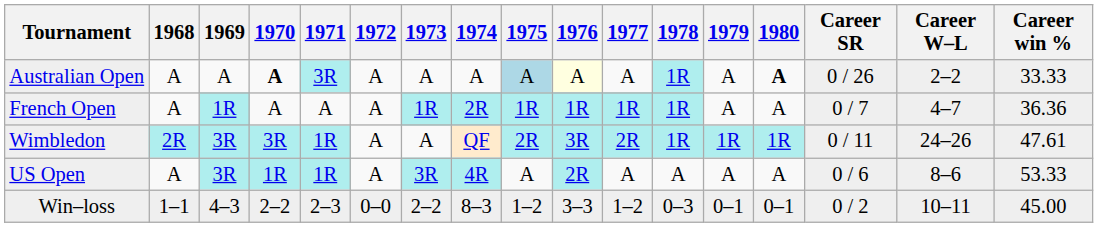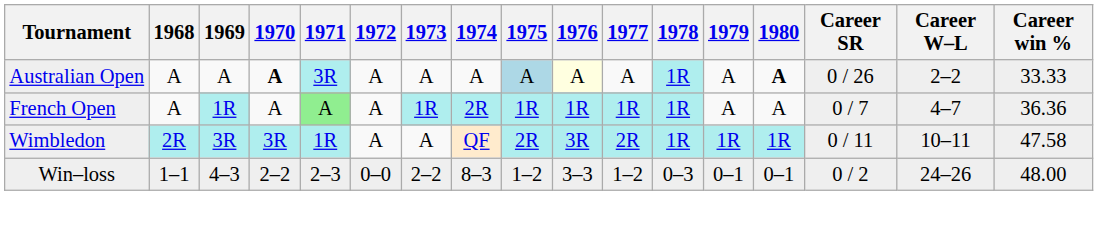(325, 108) no background -> (325, 108) lightgreen background
(946, 141) 24–26 -> (946, 141) 10–11
(1043, 141) 47.61 -> (1043, 141) 47.58
- row: (47, 173)
(946, 206) 10–11 -> (946, 173) 24–26
(1043, 206) 45.00 -> (1043, 173) 48.00
